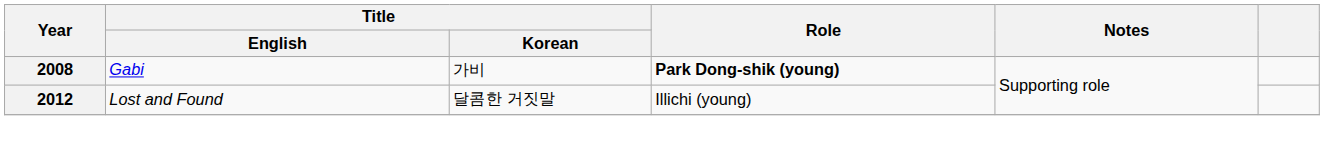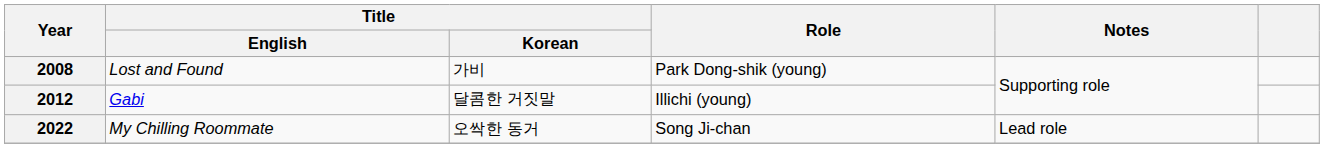(127, 70) Gabi -> (166, 70) Lost and Found
(747, 70) bold -> (741, 70) normal
(166, 99) Lost and Found -> (127, 99) Gabi
+ row: (55, 128)
